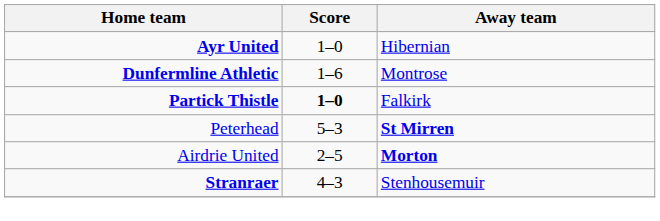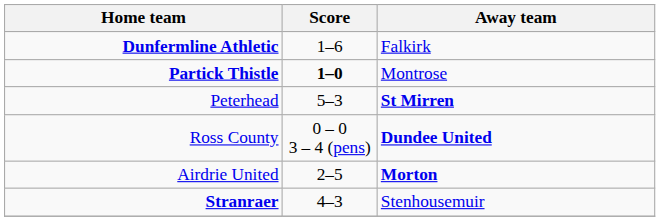- row: (238, 45)
(414, 73) Montrose -> (406, 45) Falkirk
(406, 100) Falkirk -> (414, 73) Montrose
+ row: (234, 137)
